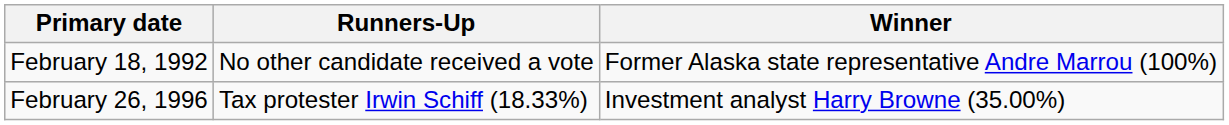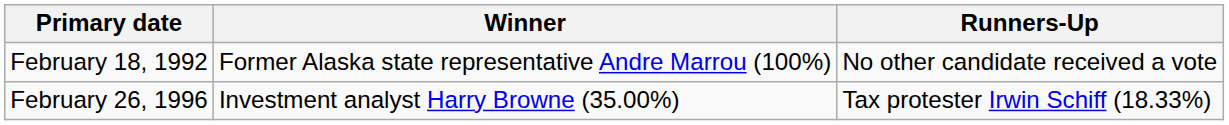columns swapped: (911, 23) <-> (406, 23)
